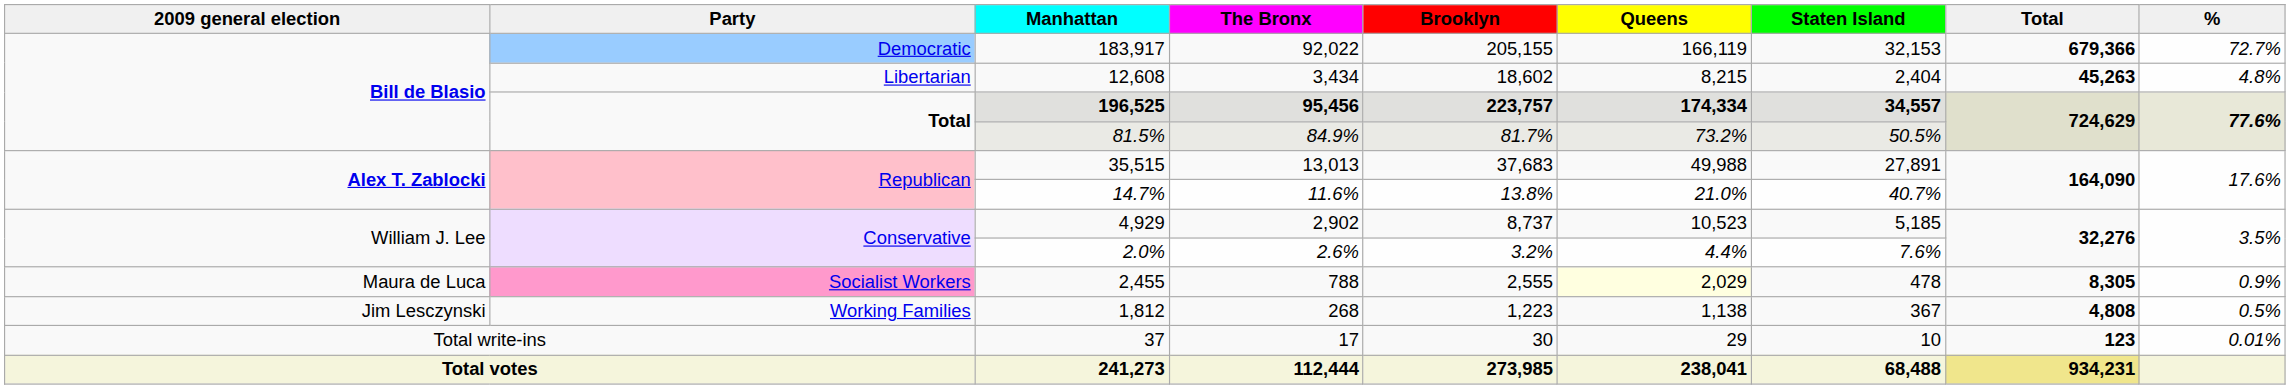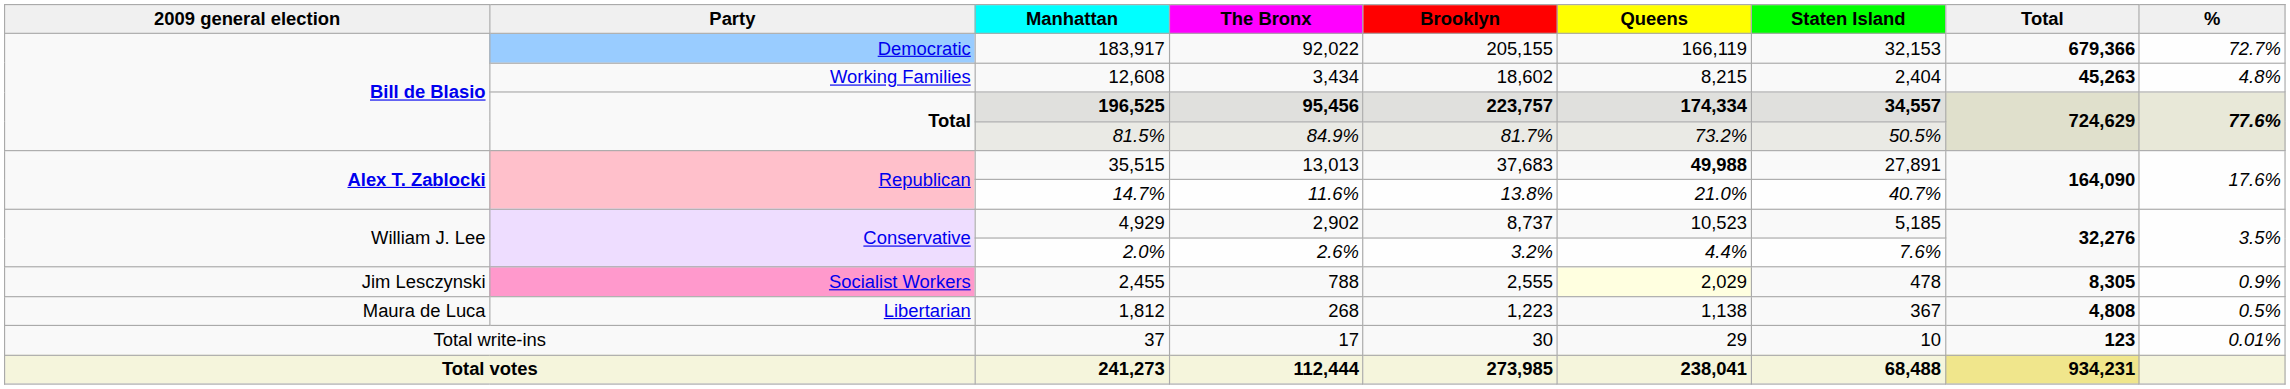(927, 77) Libertarian -> (900, 77) Working Families
(1719, 164) normal -> (1719, 164) bold
(424, 281) Maura de Luca -> (424, 281) Jim Lesczynski
(424, 310) Jim Lesczynski -> (424, 310) Maura de Luca
(900, 310) Working Families -> (927, 310) Libertarian
